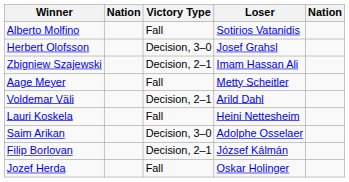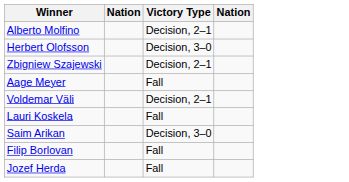- column: (260, 13)
(154, 30) Fall -> (179, 30) Decision, 2–1
(179, 151) Decision, 2–1 -> (154, 151) Fall
